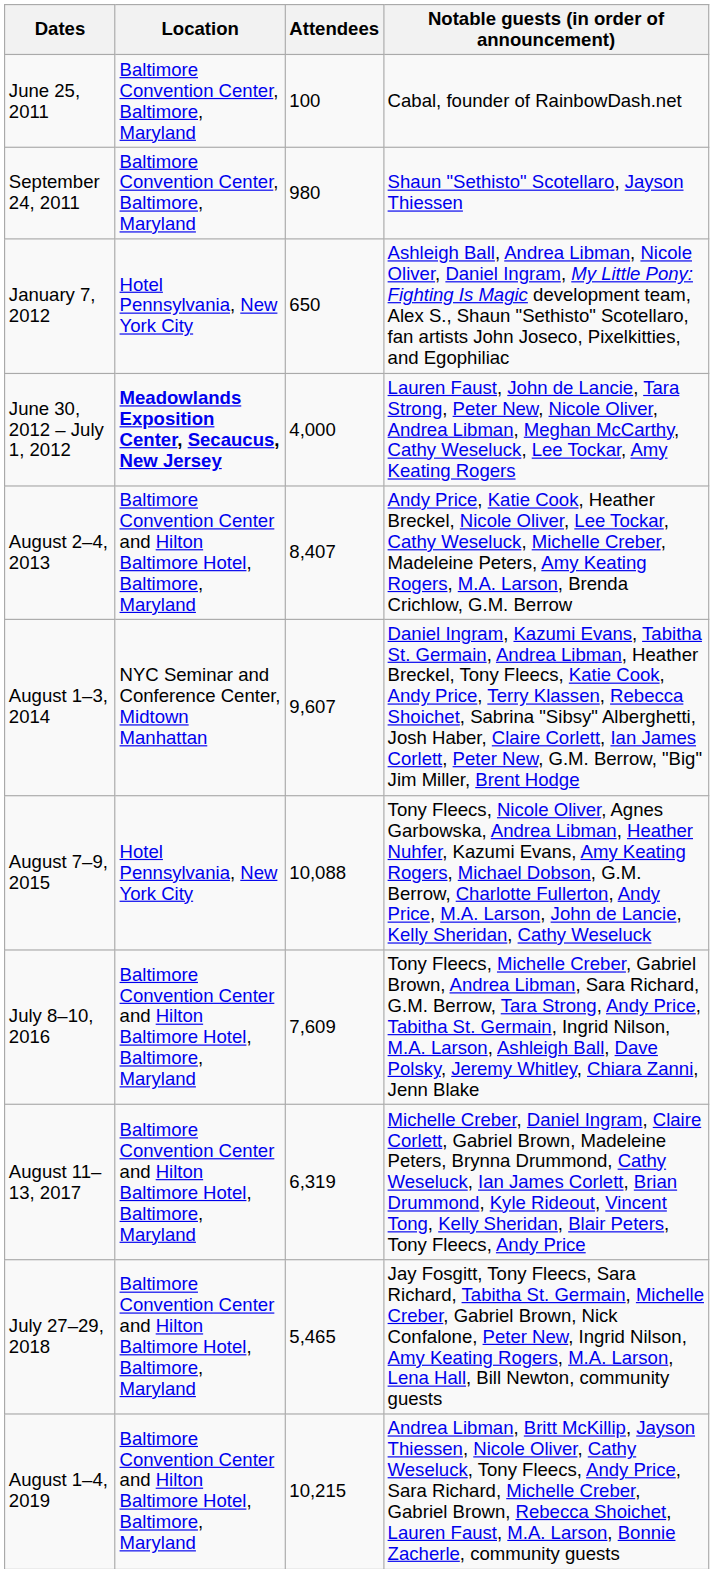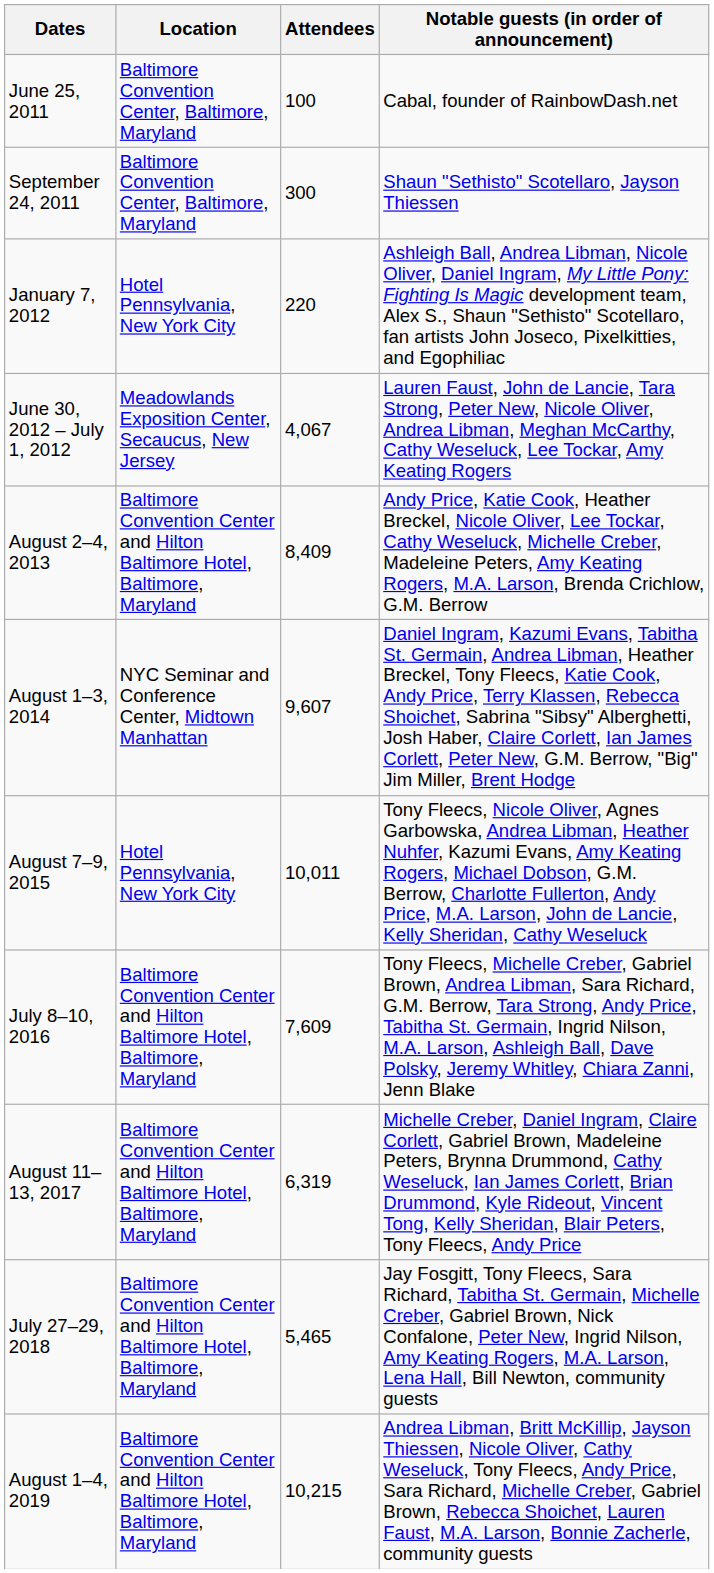(305, 192) 980 -> (300, 192) 300
(305, 305) 650 -> (300, 305) 220
(200, 429) bold -> (195, 429) normal
(313, 429) 4,000 -> (308, 429) 4,067
(313, 552) 8,407 -> (308, 552) 8,409
(318, 872) 10,088 -> (313, 872) 10,011
